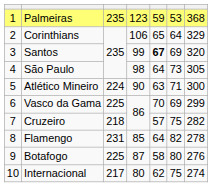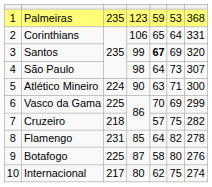(196, 35) 329 -> (196, 35) 331
(196, 69) 305 -> (196, 69) 307
